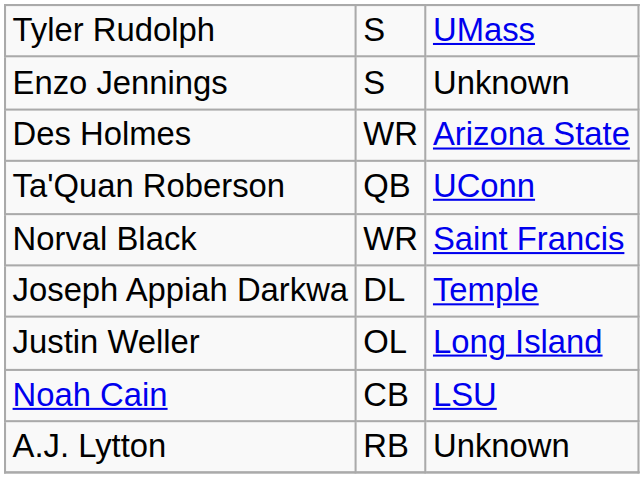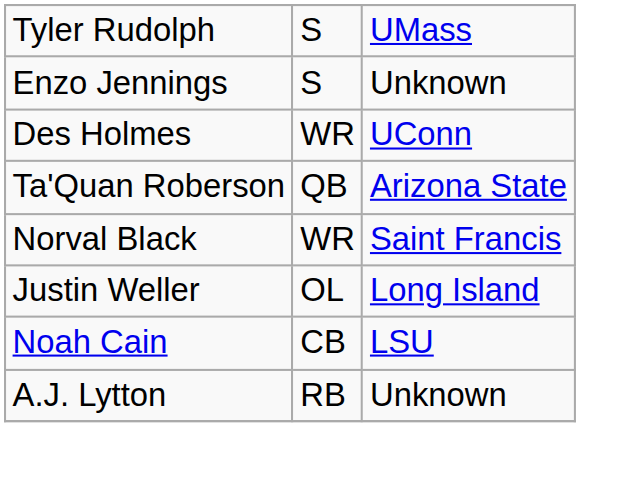(531, 134) Arizona State -> (421, 134) UConn
(484, 186) UConn -> (468, 186) Arizona State
- row: (180, 290)
